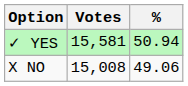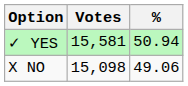(98, 68) 15,008 -> (98, 68) 15,098
